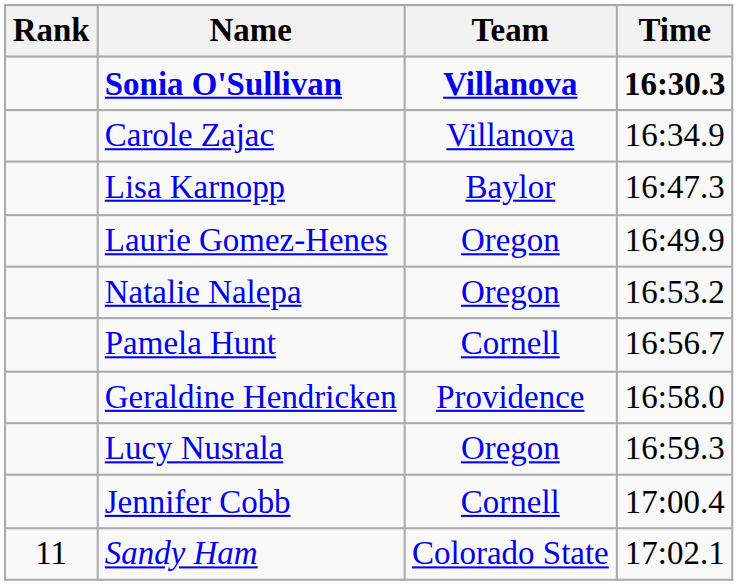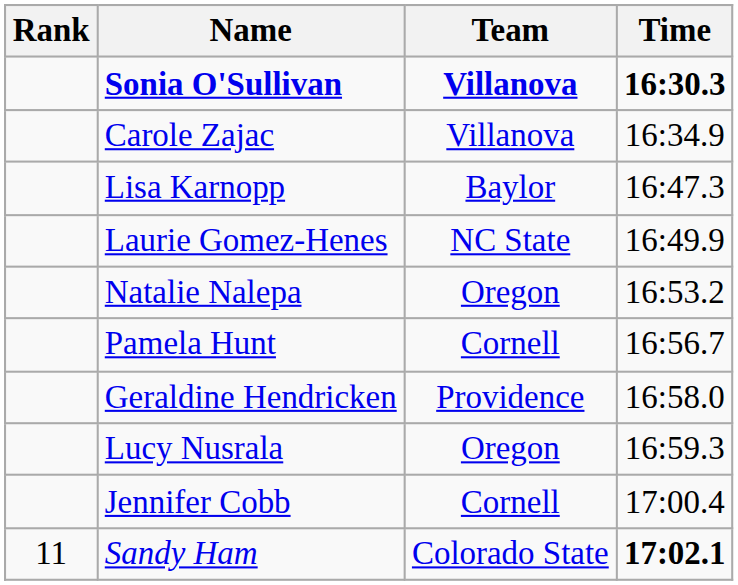(510, 239) Oregon -> (510, 239) NC State
(675, 553) normal -> (675, 553) bold
